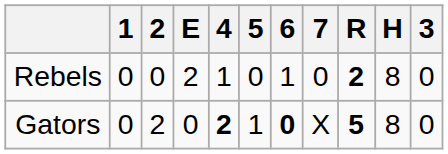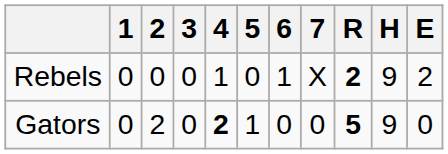columns swapped: (427, 28) <-> (191, 28)
(321, 76) 0 -> (317, 76) X
(393, 76) 8 -> (389, 76) 9
(287, 124) bold -> (284, 124) normal
(321, 124) X -> (317, 124) 0
(393, 124) 8 -> (389, 124) 9
